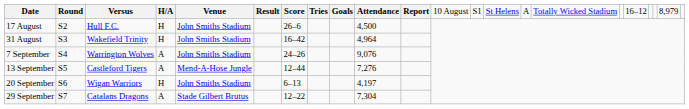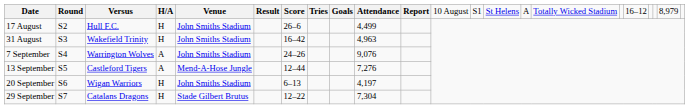(367, 26) 4,500 -> (367, 26) 4,499
(367, 40) 4,964 -> (367, 40) 4,963
(161, 97) A -> (161, 97) H
